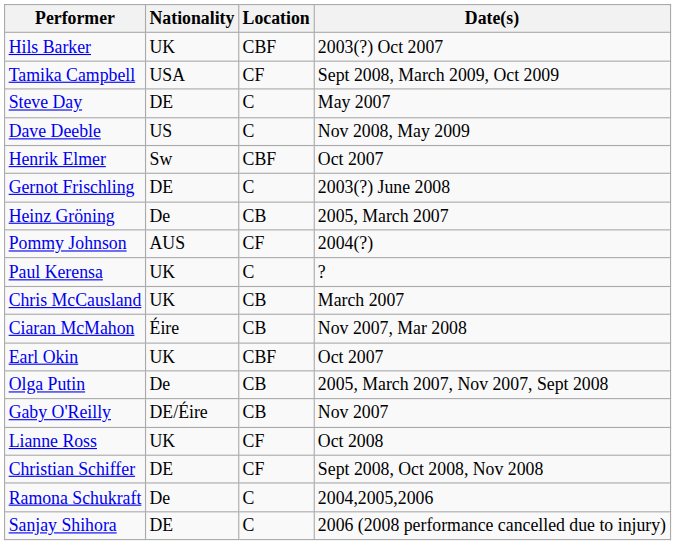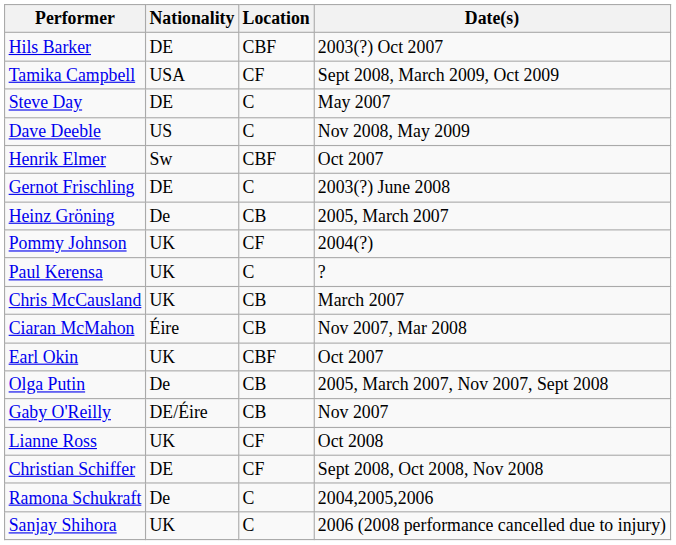(162, 46) UK -> (161, 46) DE
(167, 243) AUS -> (162, 243) UK
(161, 525) DE -> (162, 525) UK
